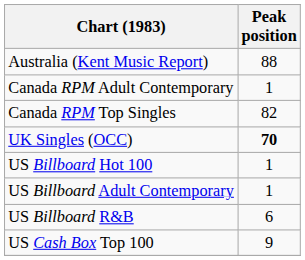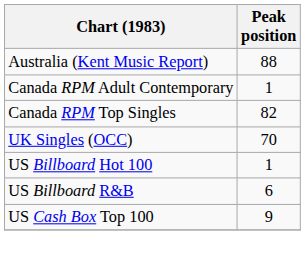(269, 139) bold -> (269, 139) normal
- row: (121, 191)
